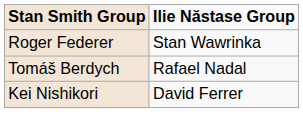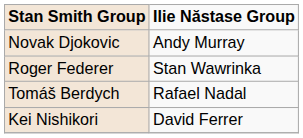+ row: (64, 42)
